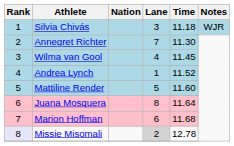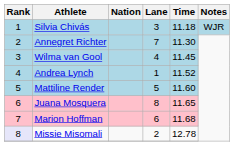(184, 103) 11.64 -> (184, 103) 11.65
(156, 133) lightgrey background -> (156, 133) no background
